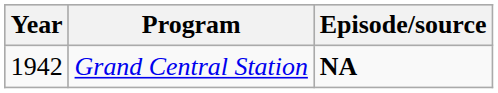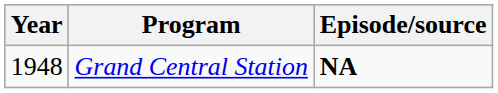(37, 66) 1942 -> (37, 66) 1948
